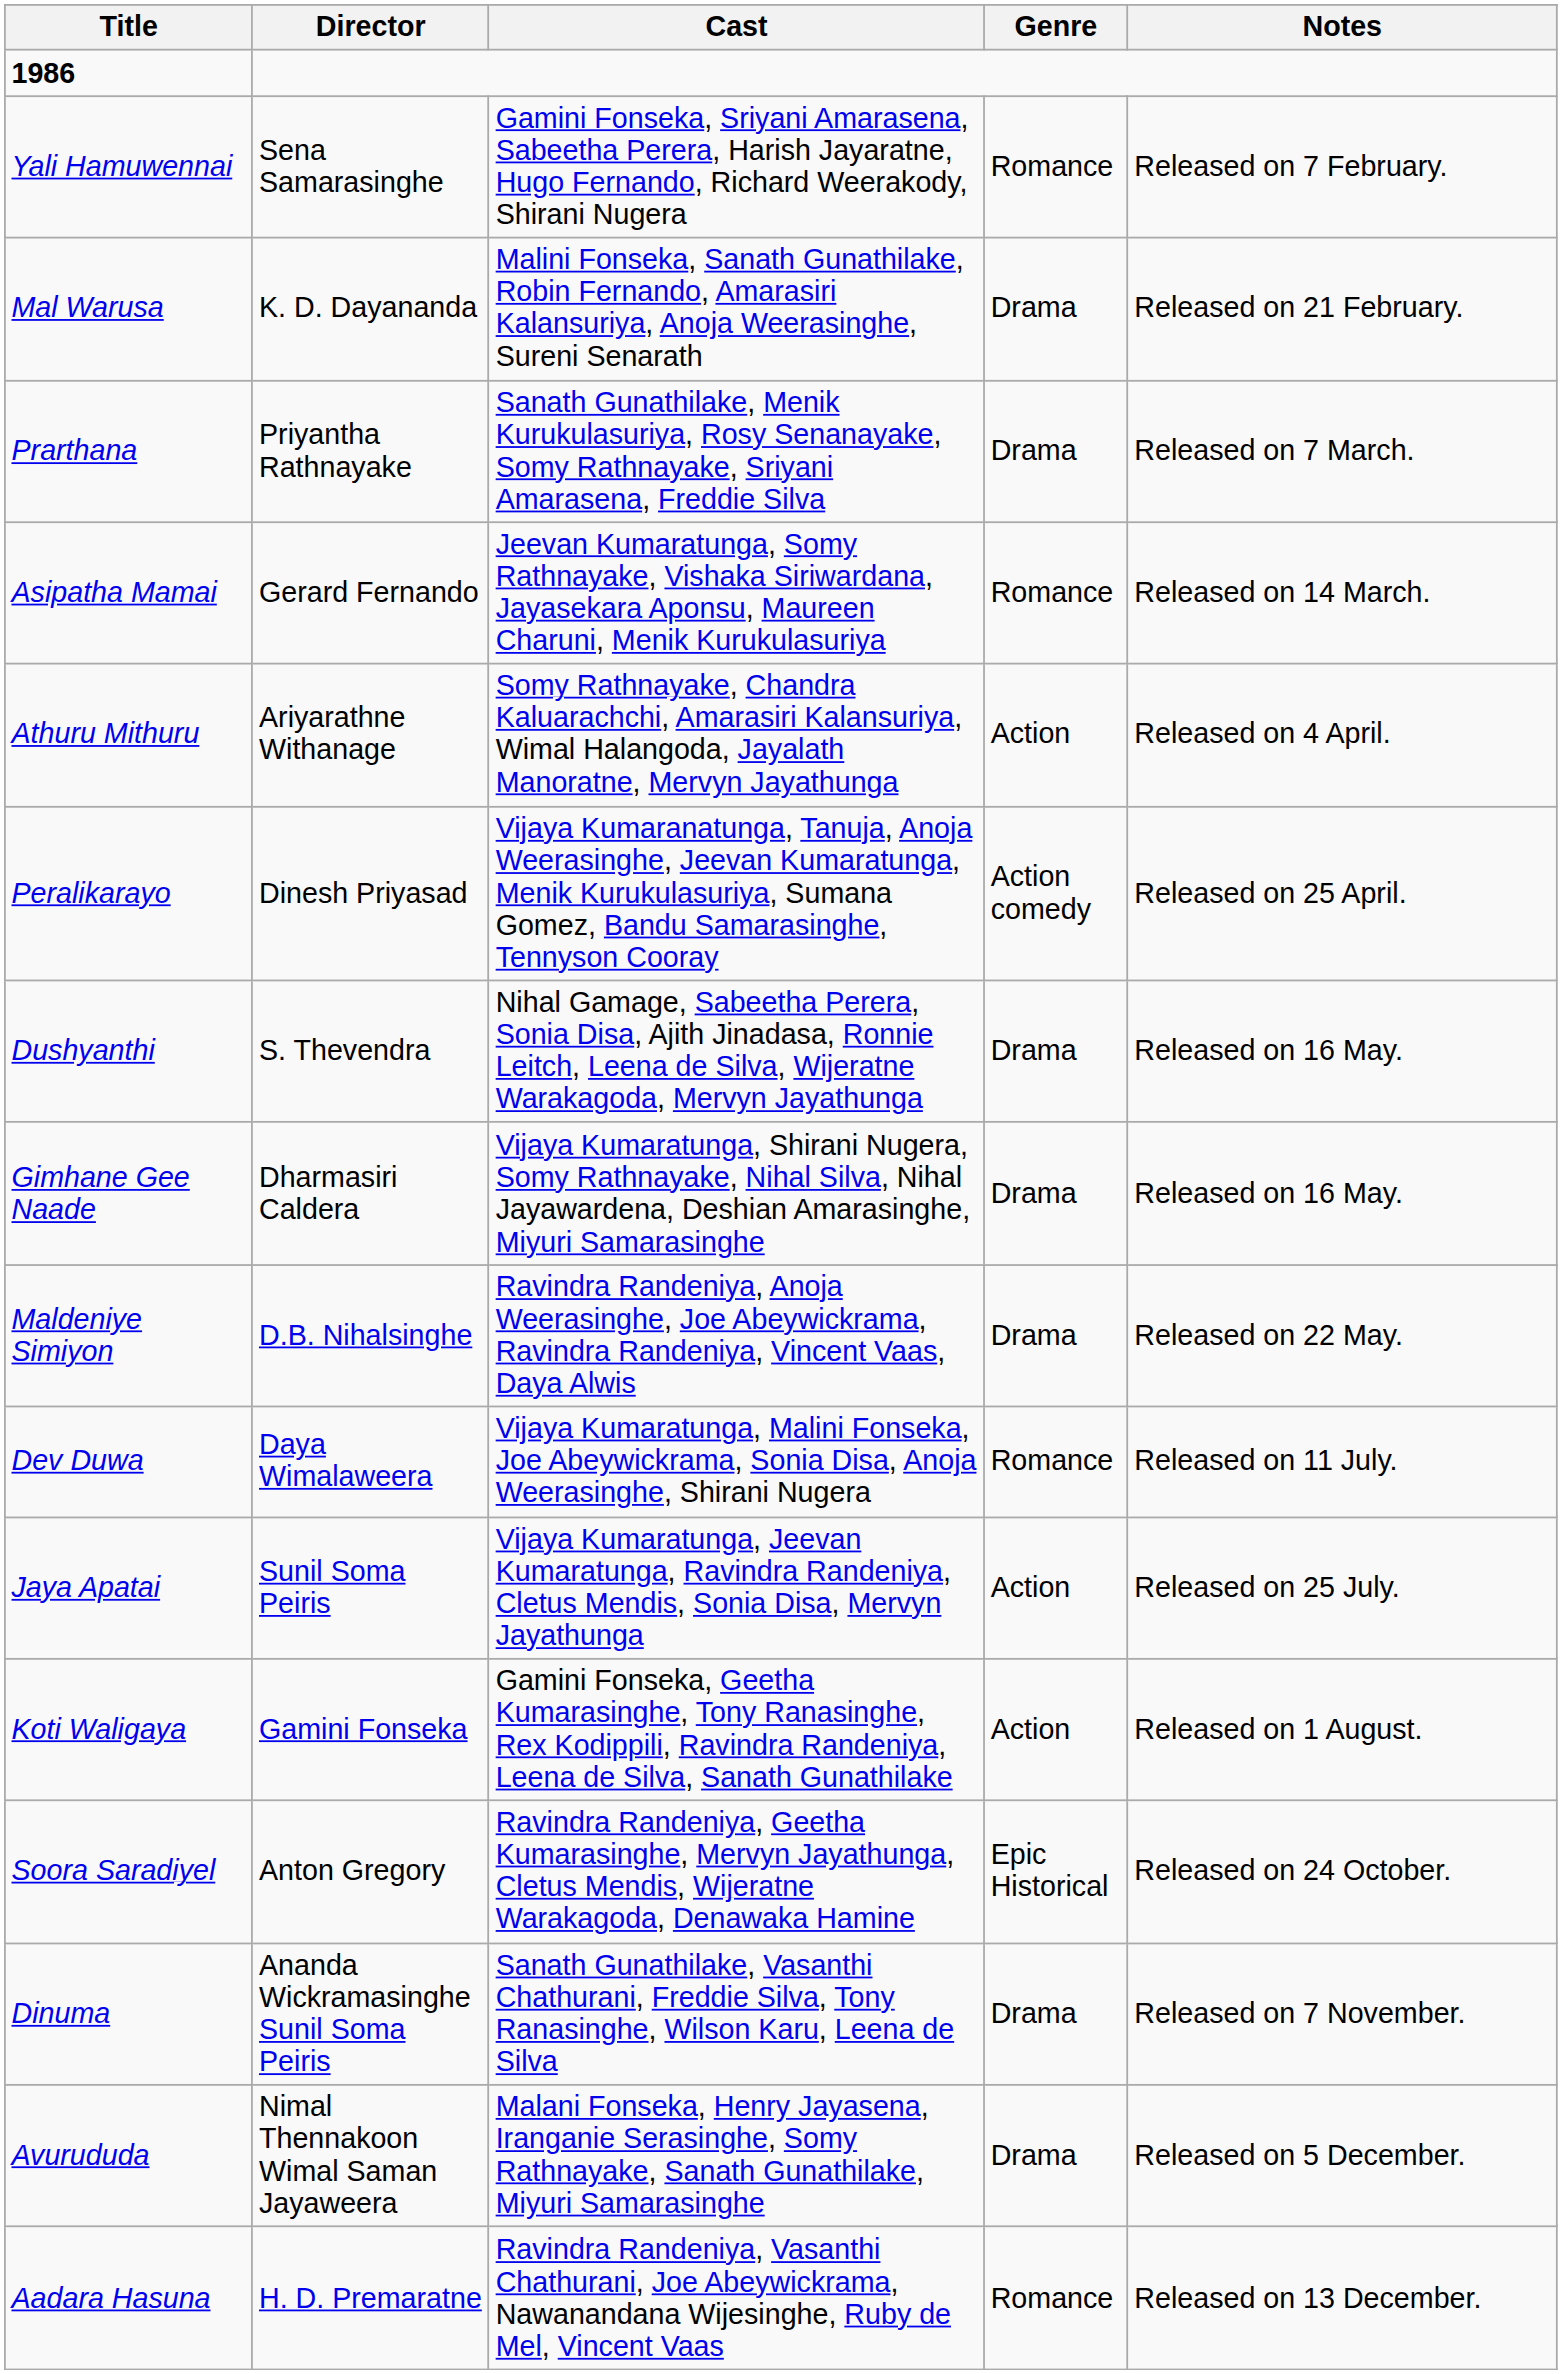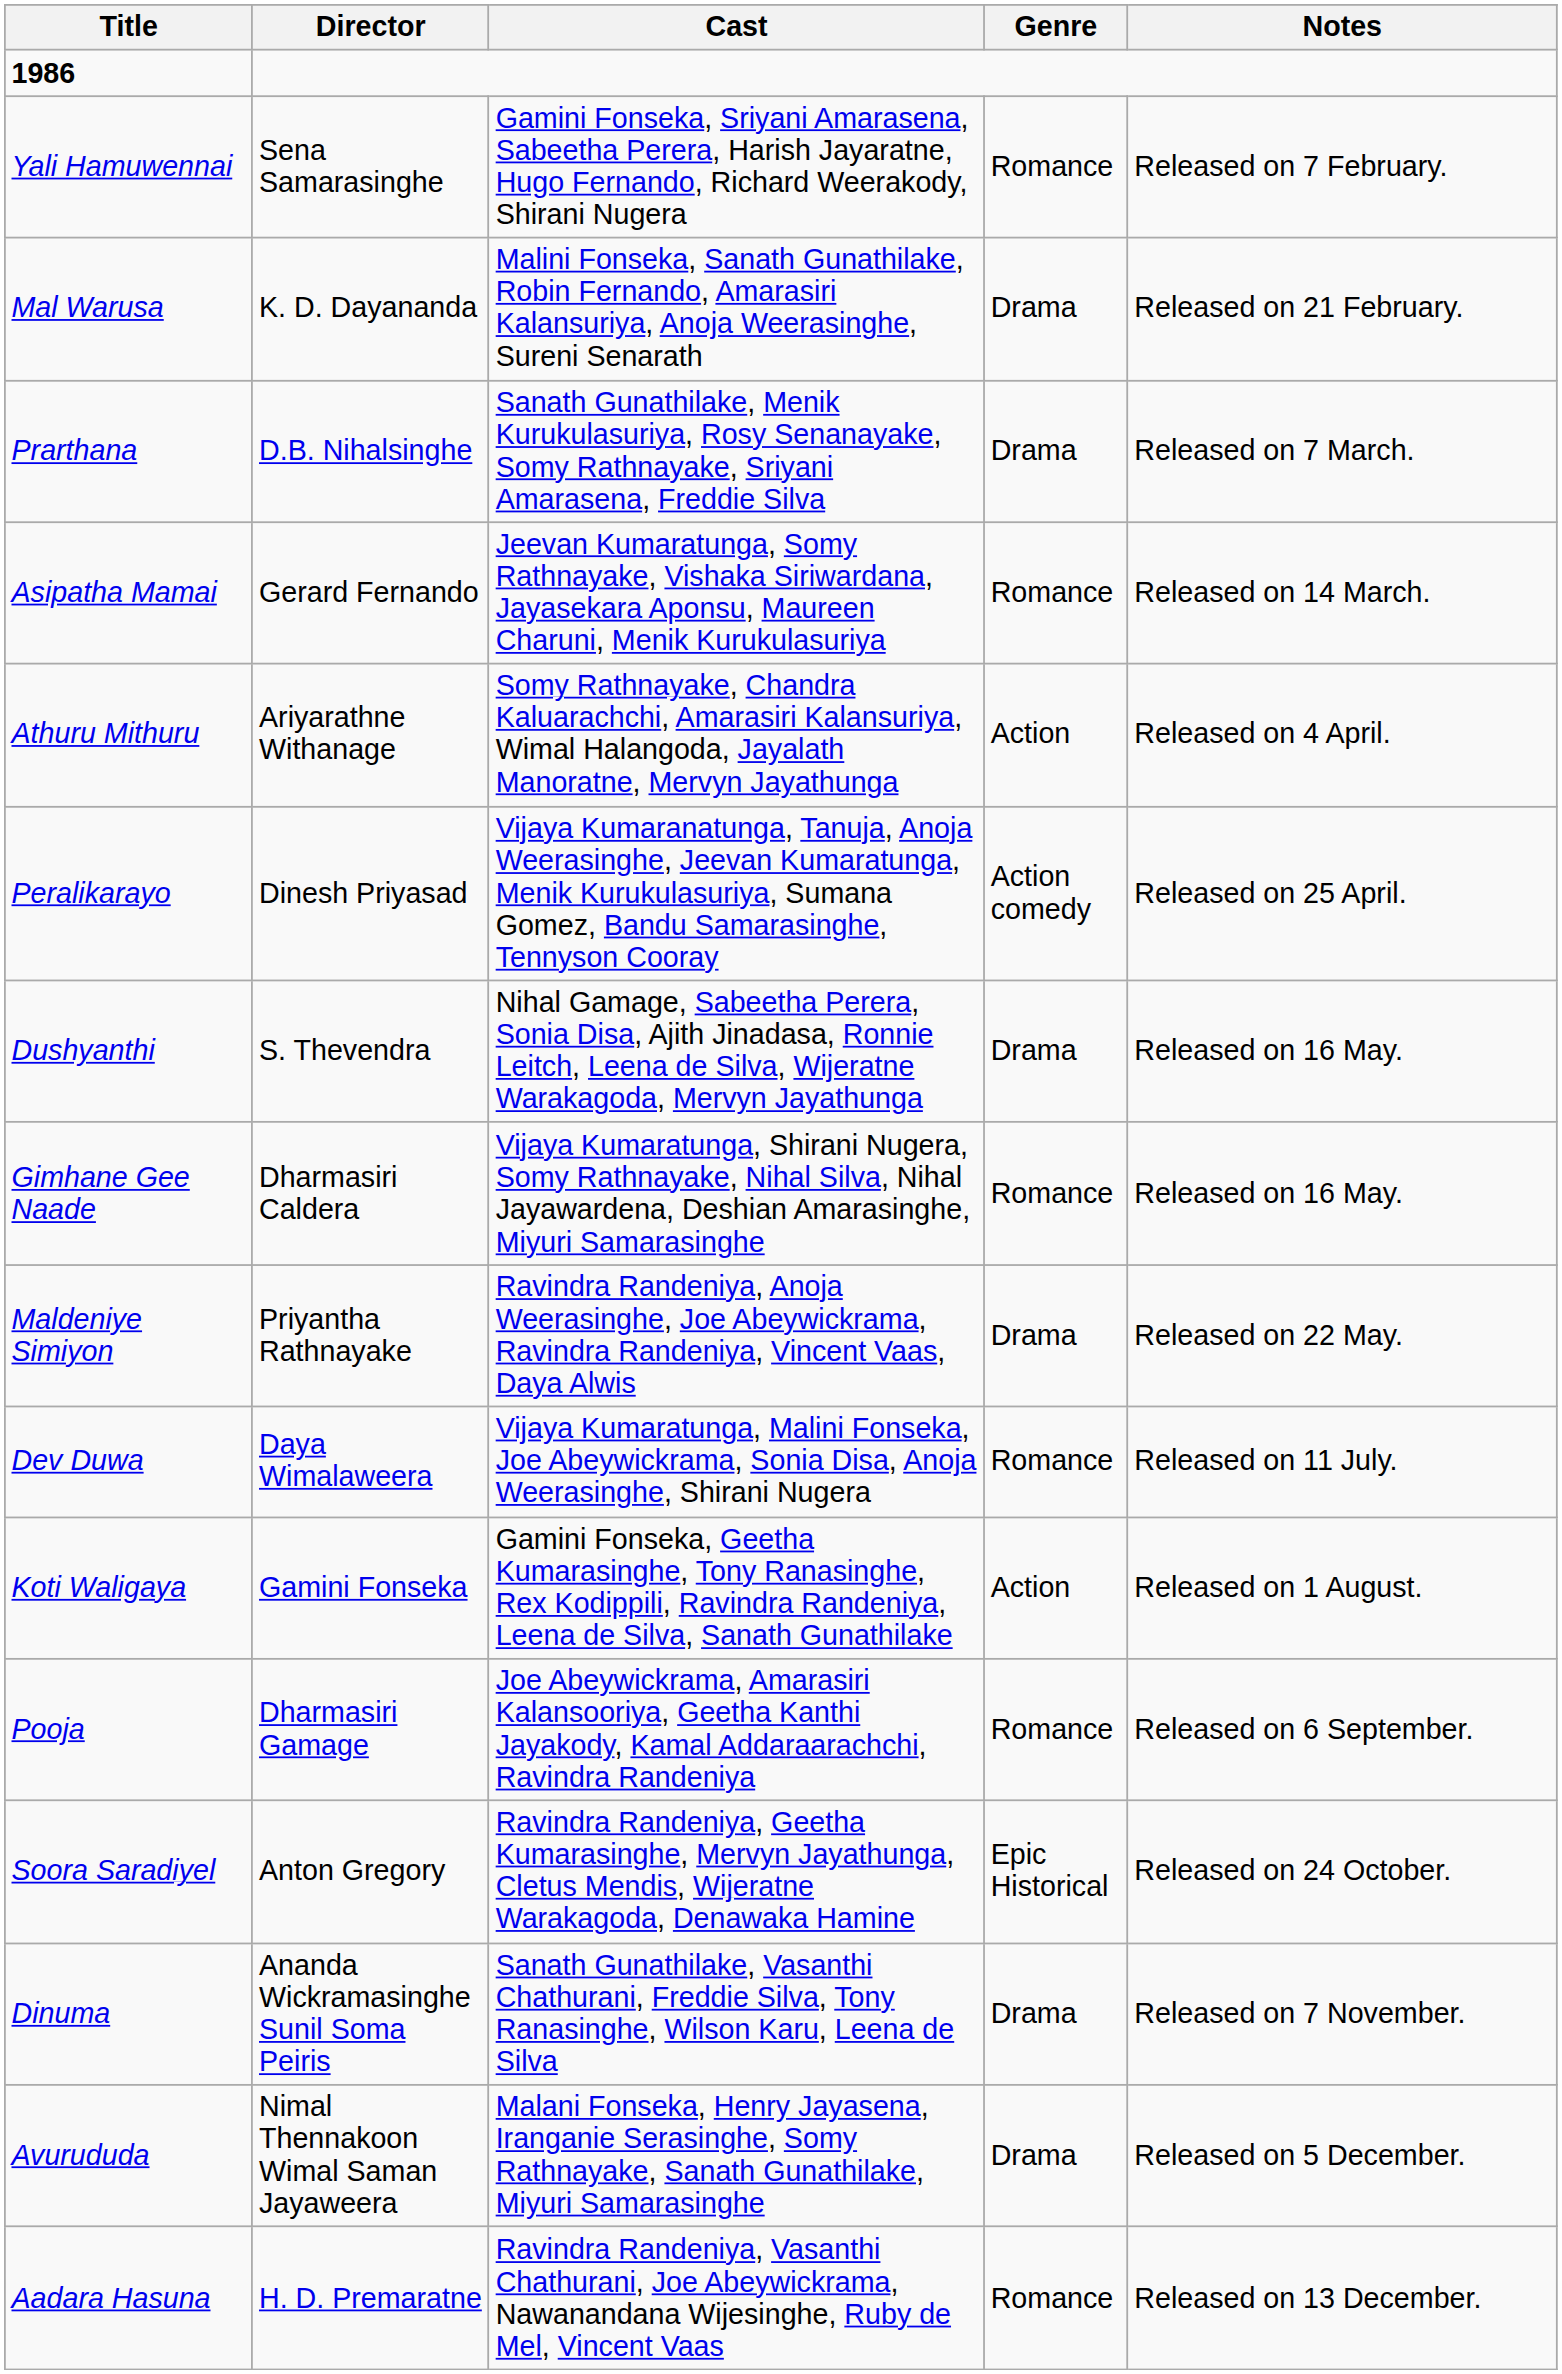(335, 450) Priyantha Rathnayake -> (366, 450) D.B. Nihalsinghe
(1034, 1193) Drama -> (1052, 1193) Romance
(366, 1335) D.B. Nihalsinghe -> (335, 1335) Priyantha Rathnayake
- row: (86, 1587)
+ row: (48, 1729)
